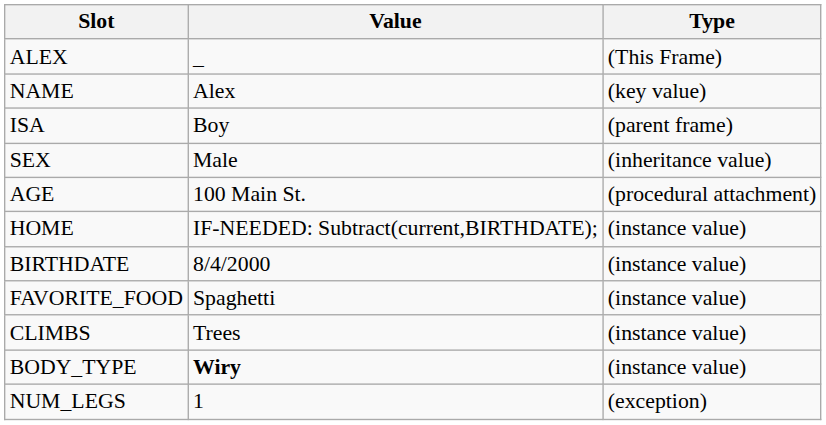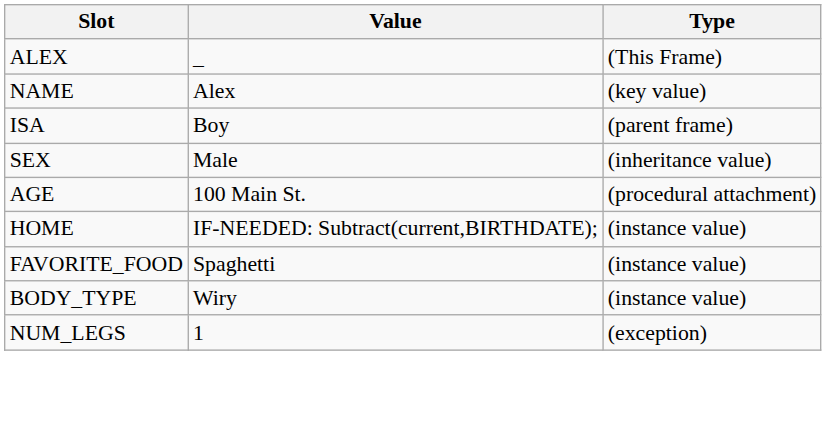- row: (69, 263)
- row: (50, 332)
(217, 366) bold -> (215, 297) normal
